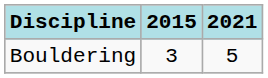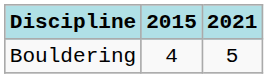(172, 56) 3 -> (172, 56) 4
